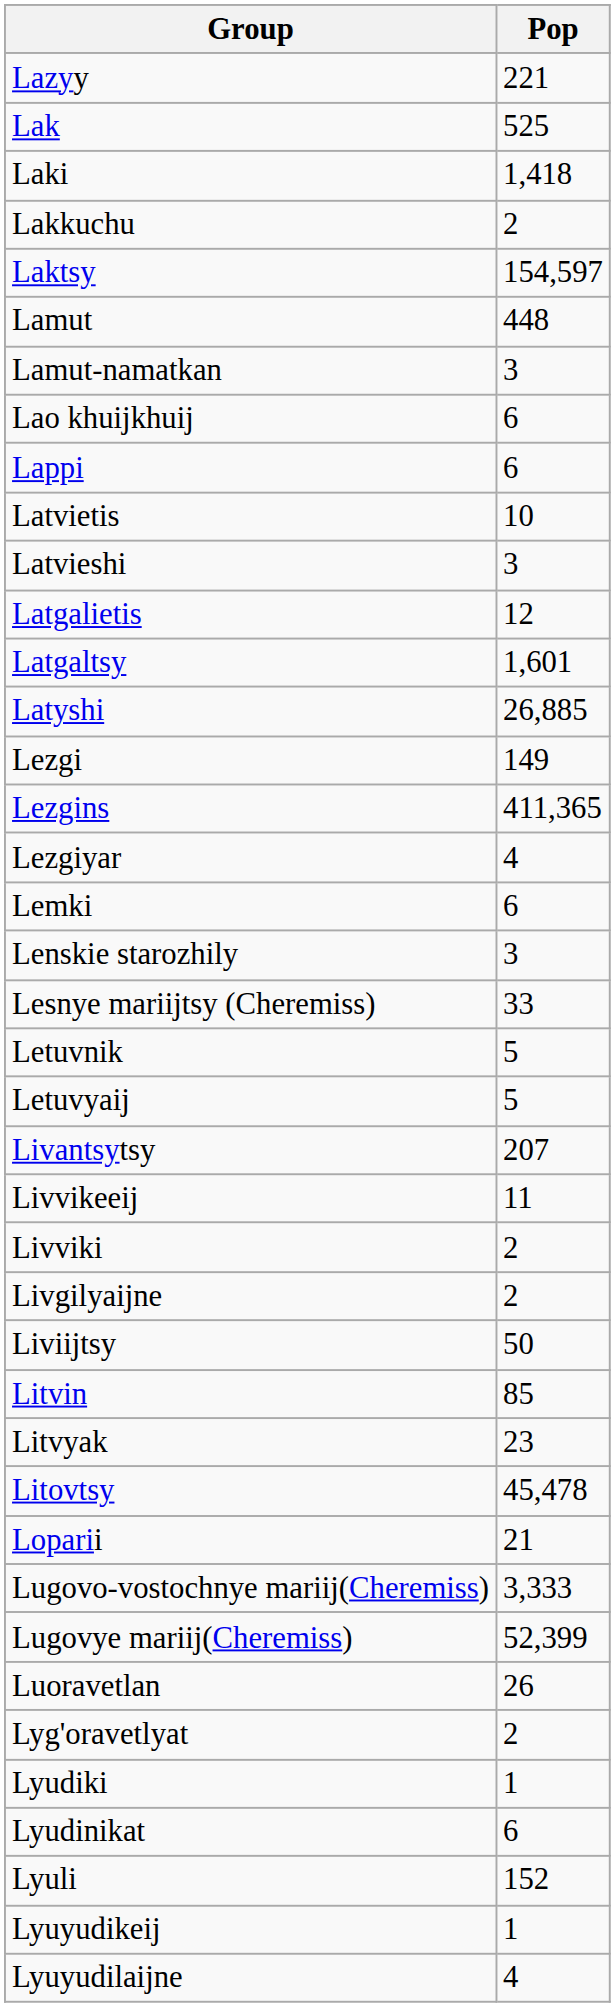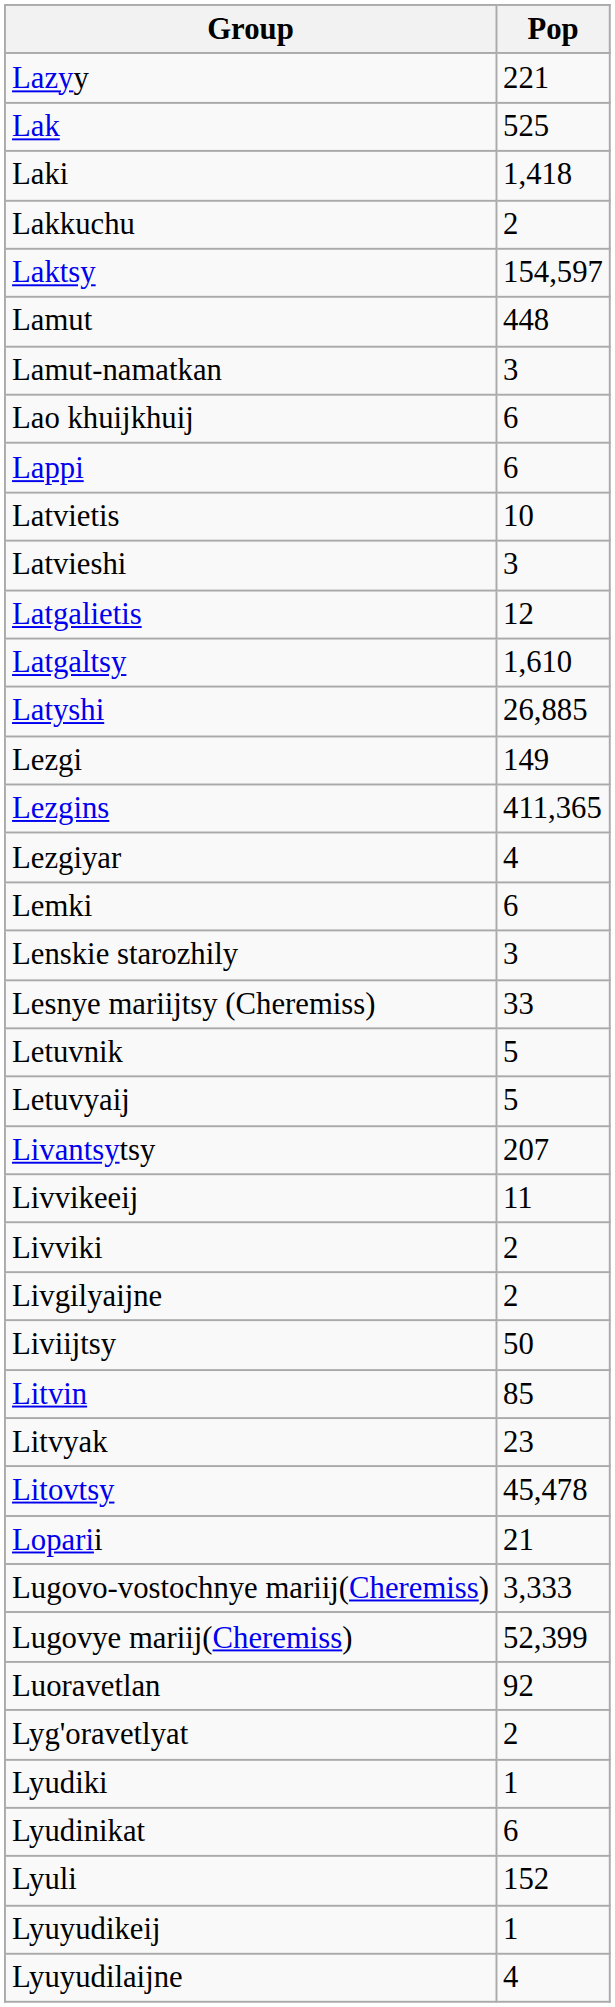(538, 662) 1,601 -> (538, 662) 1,610
(518, 1685) 26 -> (518, 1685) 92
